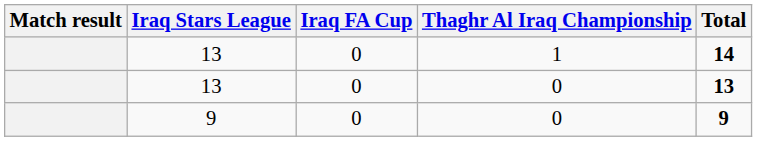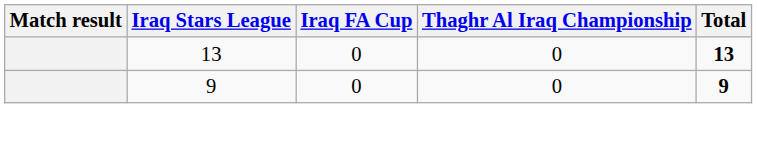- row: (211, 53)
